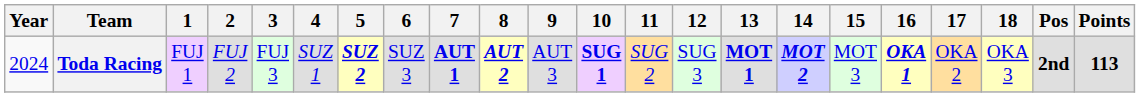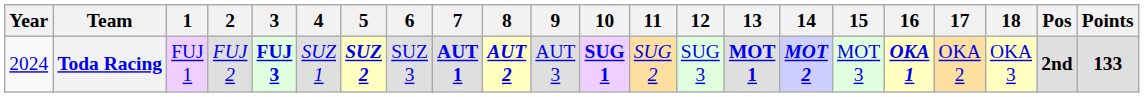(273, 63) normal -> (274, 63) bold
(1105, 63) 113 -> (1108, 63) 133
